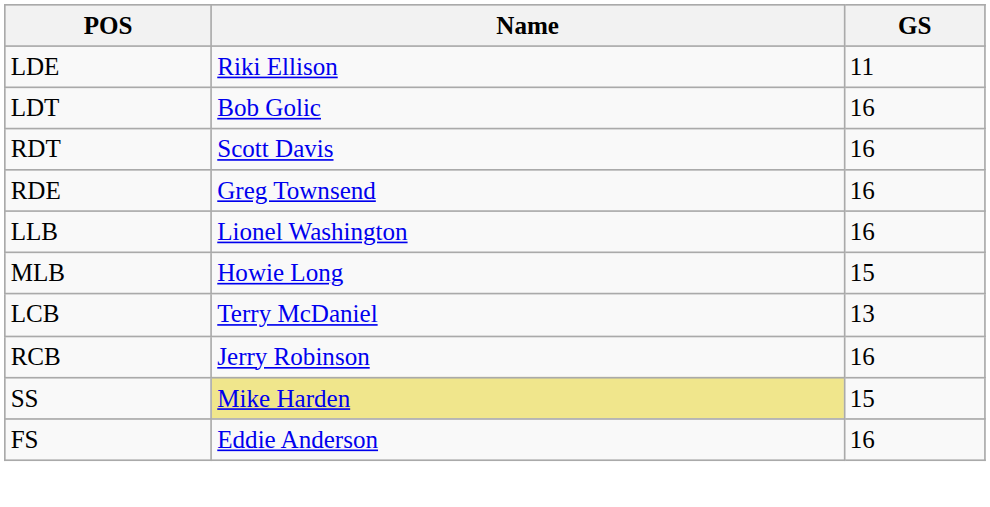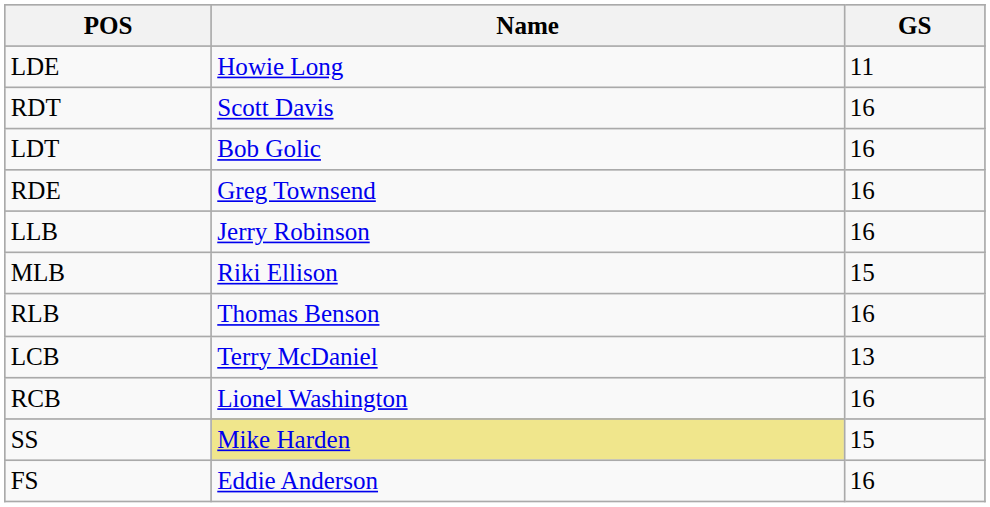(277, 66) Riki Ellison -> (280, 66) Howie Long
rows swapped: (35, 108) <-> (36, 149)
(312, 232) Lionel Washington -> (293, 232) Jerry Robinson
(280, 273) Howie Long -> (277, 273) Riki Ellison
+ row: (35, 314)
(293, 356) Jerry Robinson -> (312, 397) Lionel Washington
